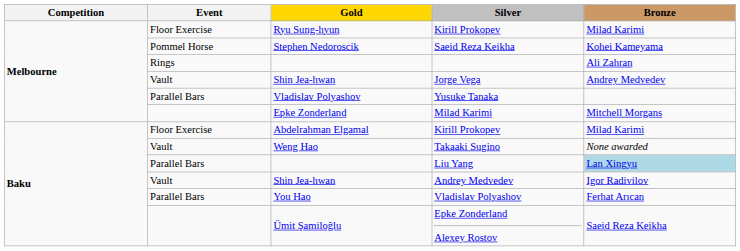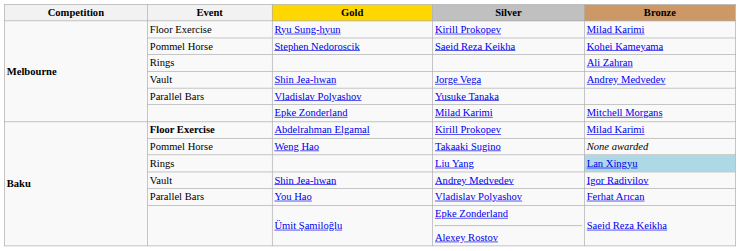(181, 130) normal -> (182, 130) bold
(161, 146) Vault -> (181, 146) Pommel Horse
(177, 163) Parallel Bars -> (162, 163) Rings
